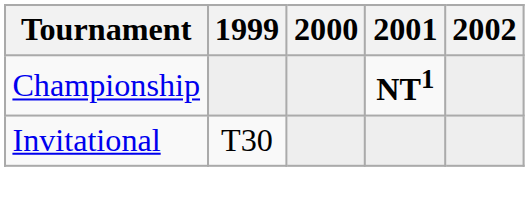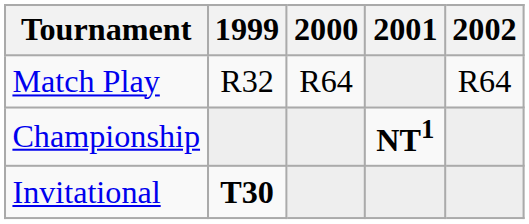+ row: (86, 81)
(247, 140) normal -> (247, 191) bold
